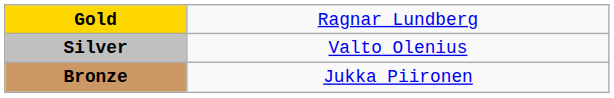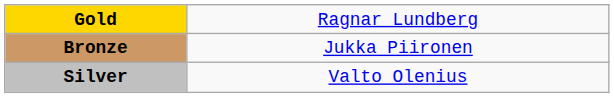rows swapped: (96, 48) <-> (96, 77)
